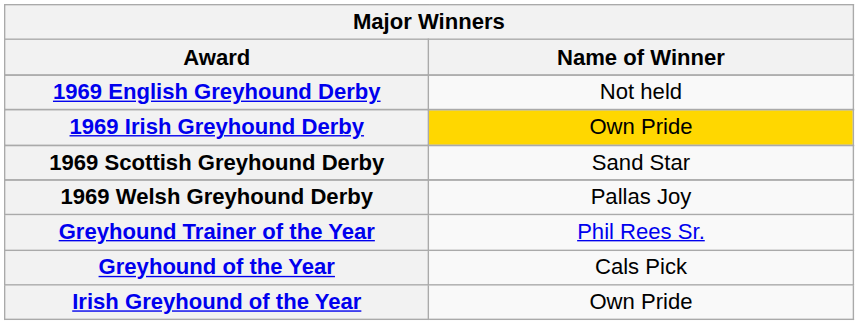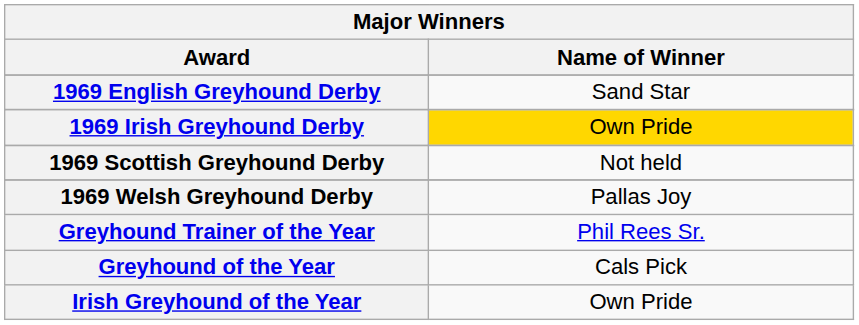(641, 92) Not held -> (641, 92) Sand Star
(641, 162) Sand Star -> (641, 162) Not held
